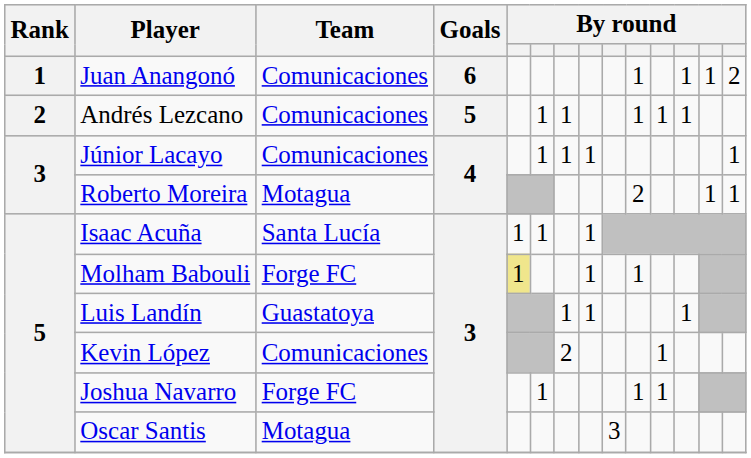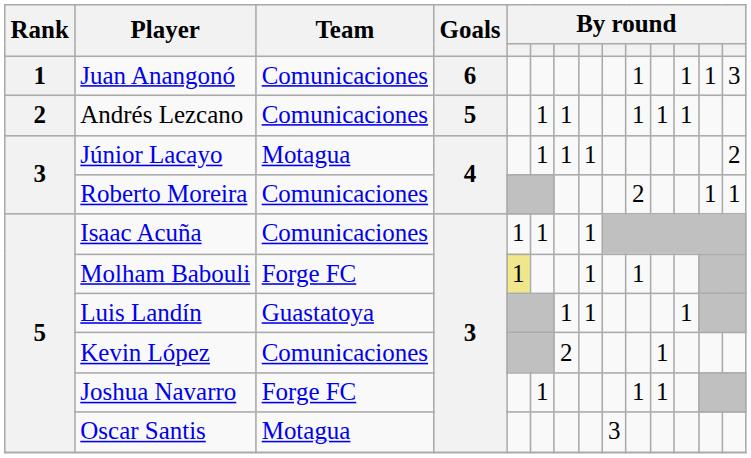(734, 75) 2 -> (734, 75) 3
(345, 154) Comunicaciones -> (306, 154) Motagua
(734, 154) 1 -> (734, 154) 2
(306, 194) Motagua -> (345, 194) Comunicaciones
(321, 233) Santa Lucía -> (345, 233) Comunicaciones
